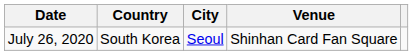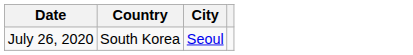- column: (314, 15)
